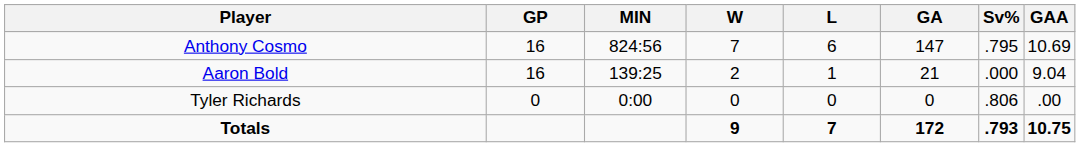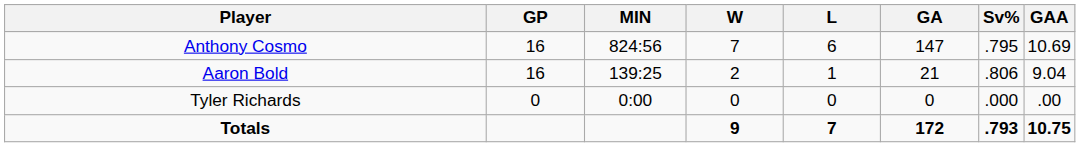(1001, 73) .000 -> (1001, 73) .806
(1001, 100) .806 -> (1001, 100) .000
